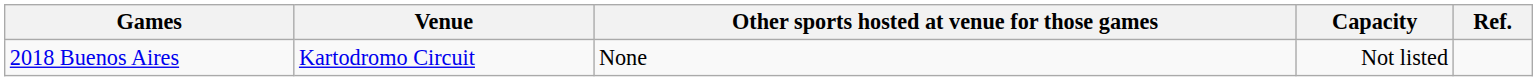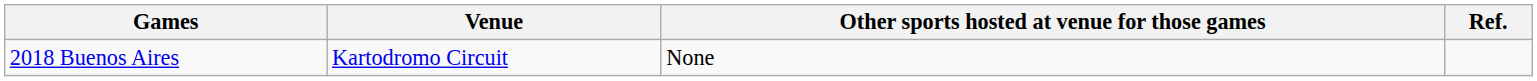- column: (1375, 22)
